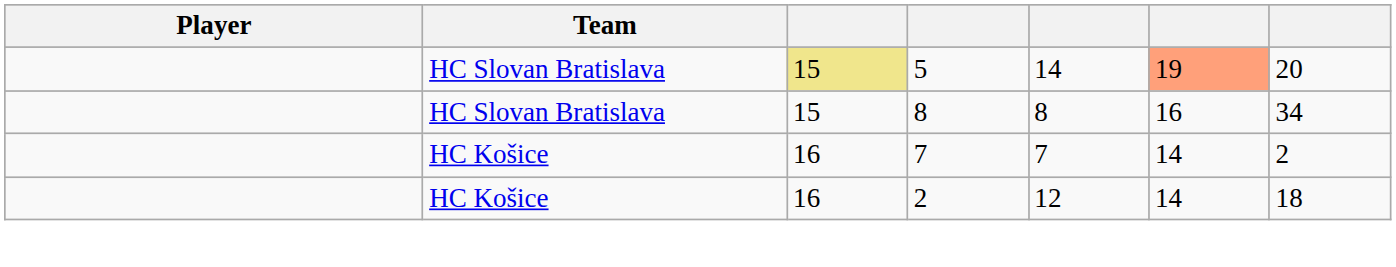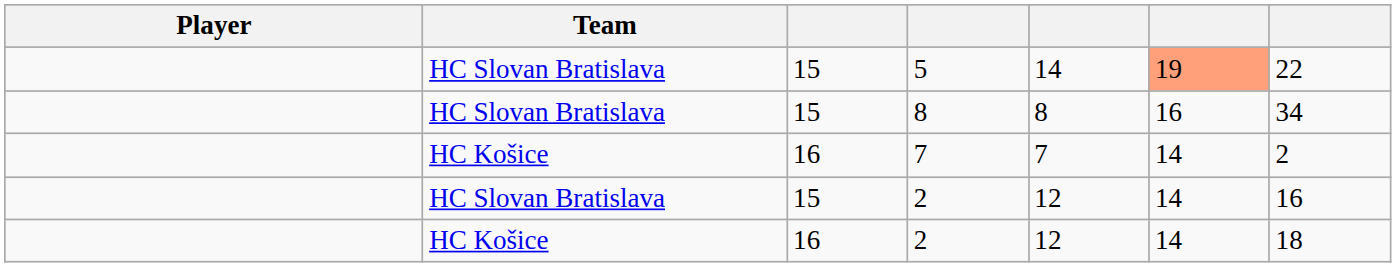(807, 68) khaki background -> (807, 68) no background
(1289, 68) 20 -> (1289, 68) 22
+ row: (547, 197)
